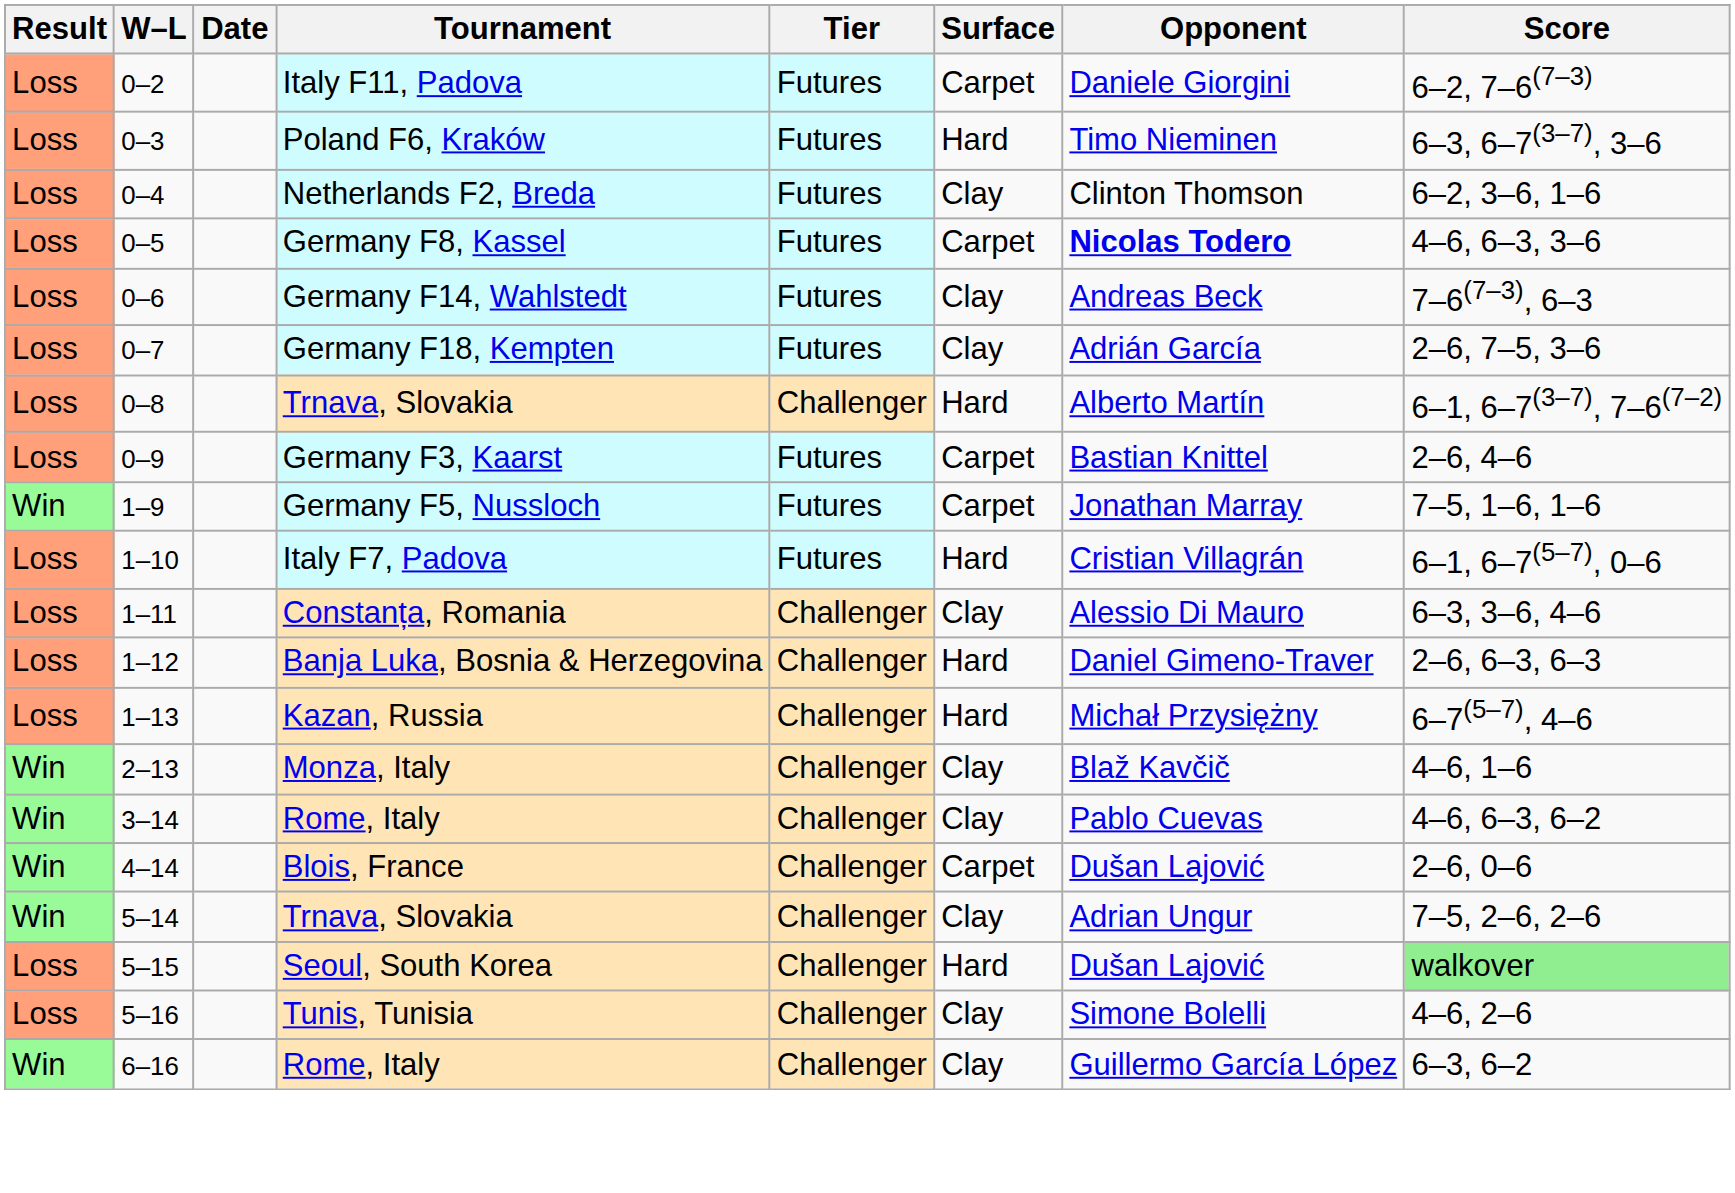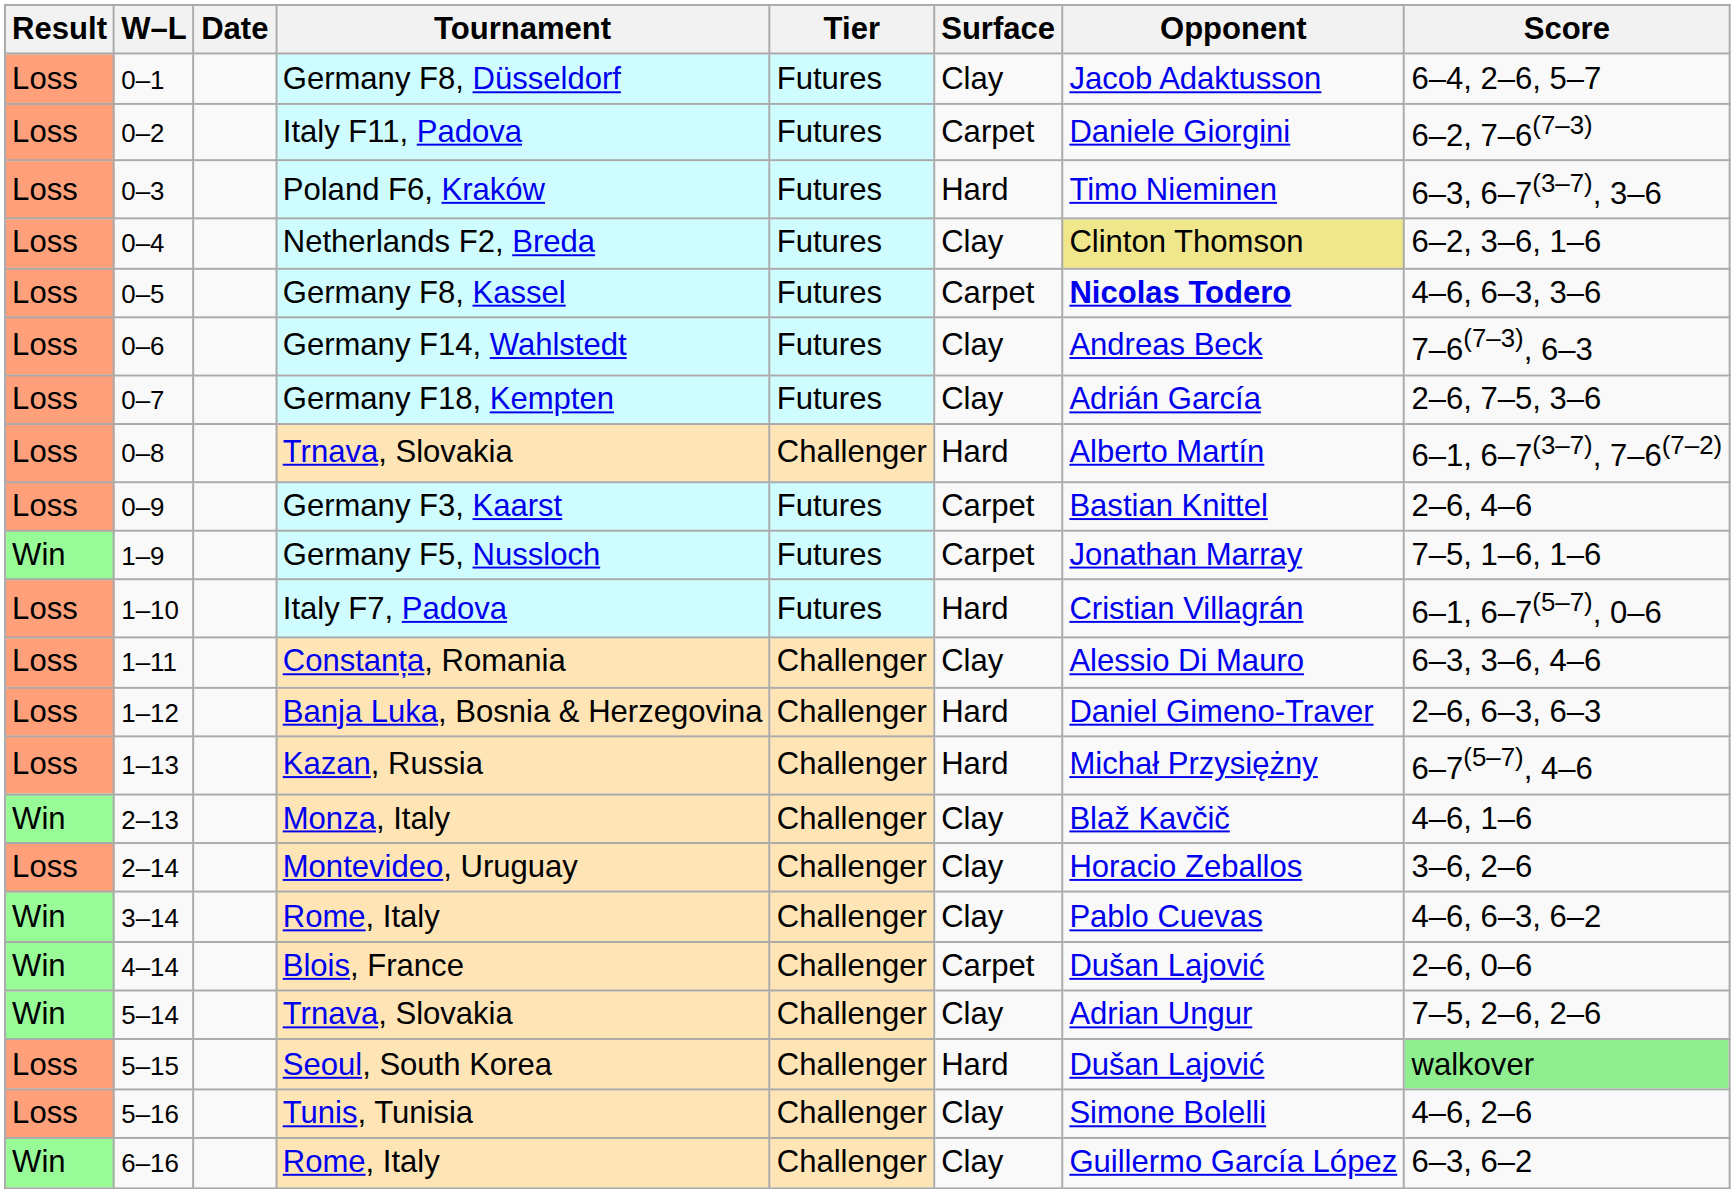+ row: (143, 80)
(1186, 193) no background -> (1186, 242) khaki background
+ row: (150, 869)
